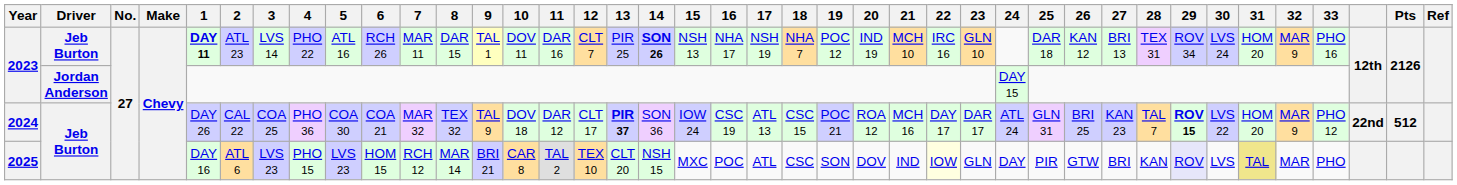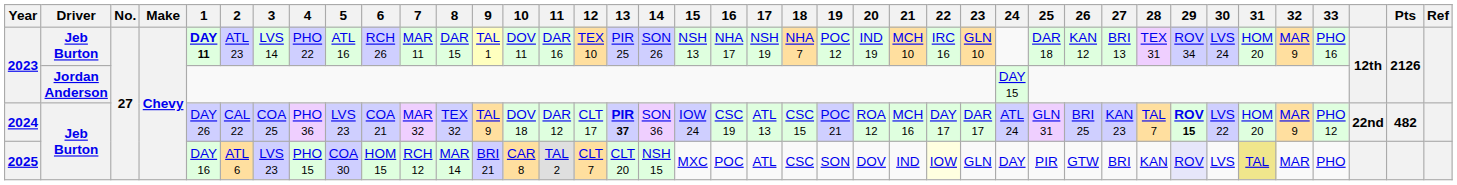(591, 45) CLT 7 -> (591, 45) TEX 10
(656, 46) bold -> (656, 45) normal
(343, 122) COA 30 -> (343, 122) LVS 23
(1405, 122) 512 -> (1405, 122) 482
(343, 160) LVS 23 -> (343, 160) COA 30
(591, 160) TEX 10 -> (591, 160) CLT 7
